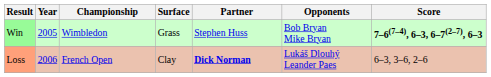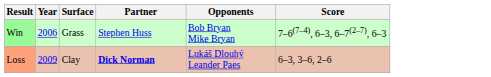- column: (107, 12)
(47, 33) 2005 -> (47, 33) 2006
(428, 33) bold -> (332, 33) normal
(47, 59) 2006 -> (47, 59) 2009
